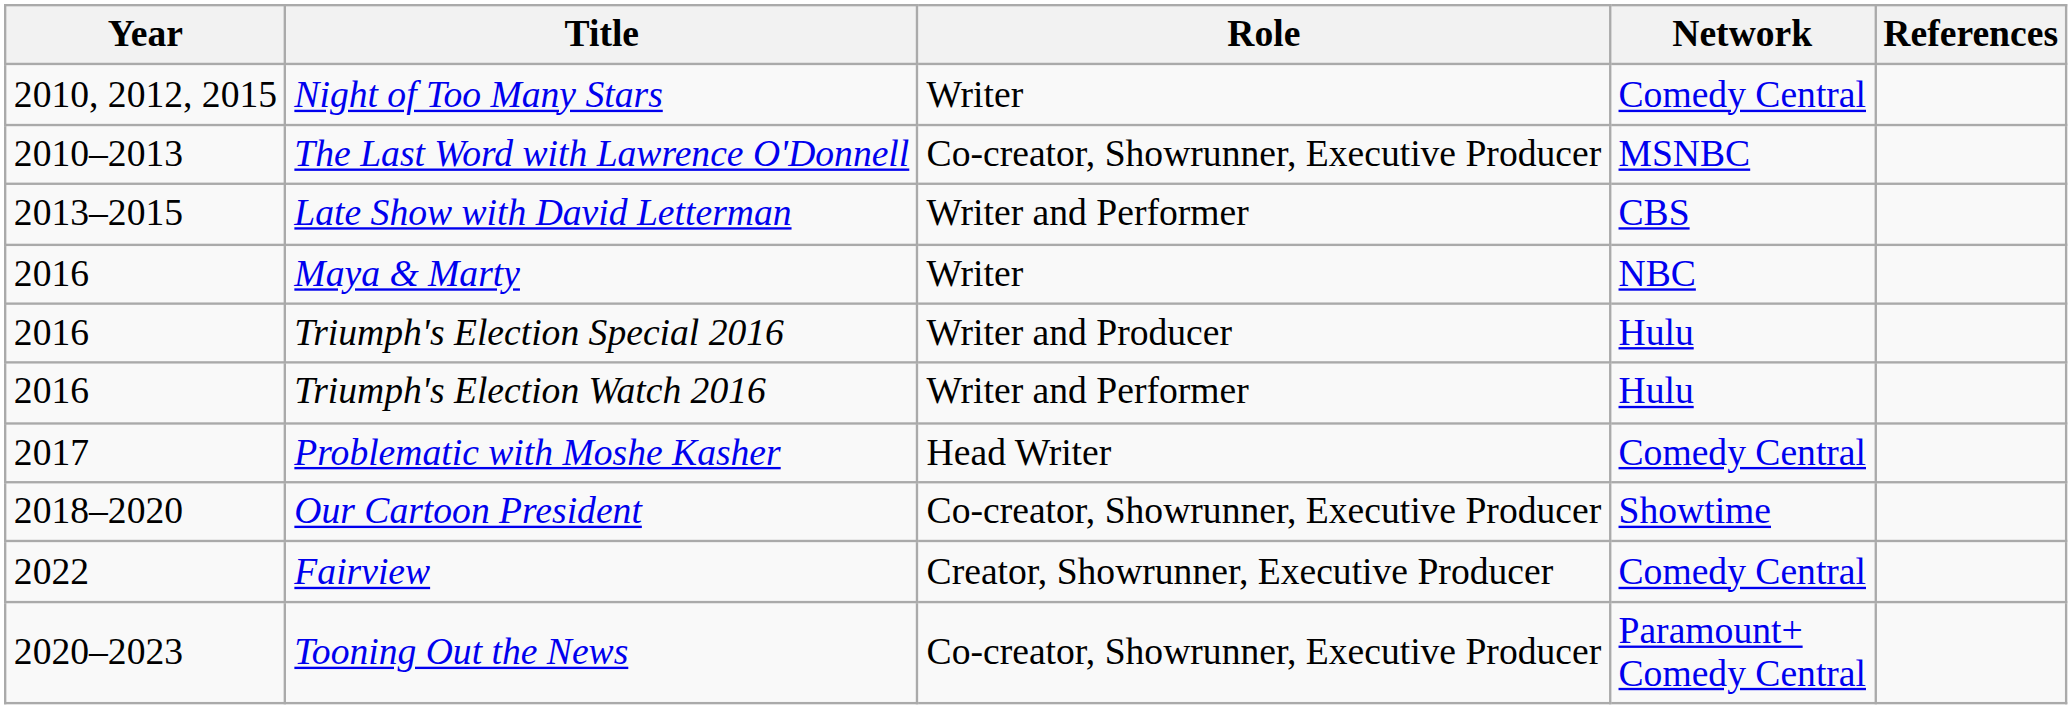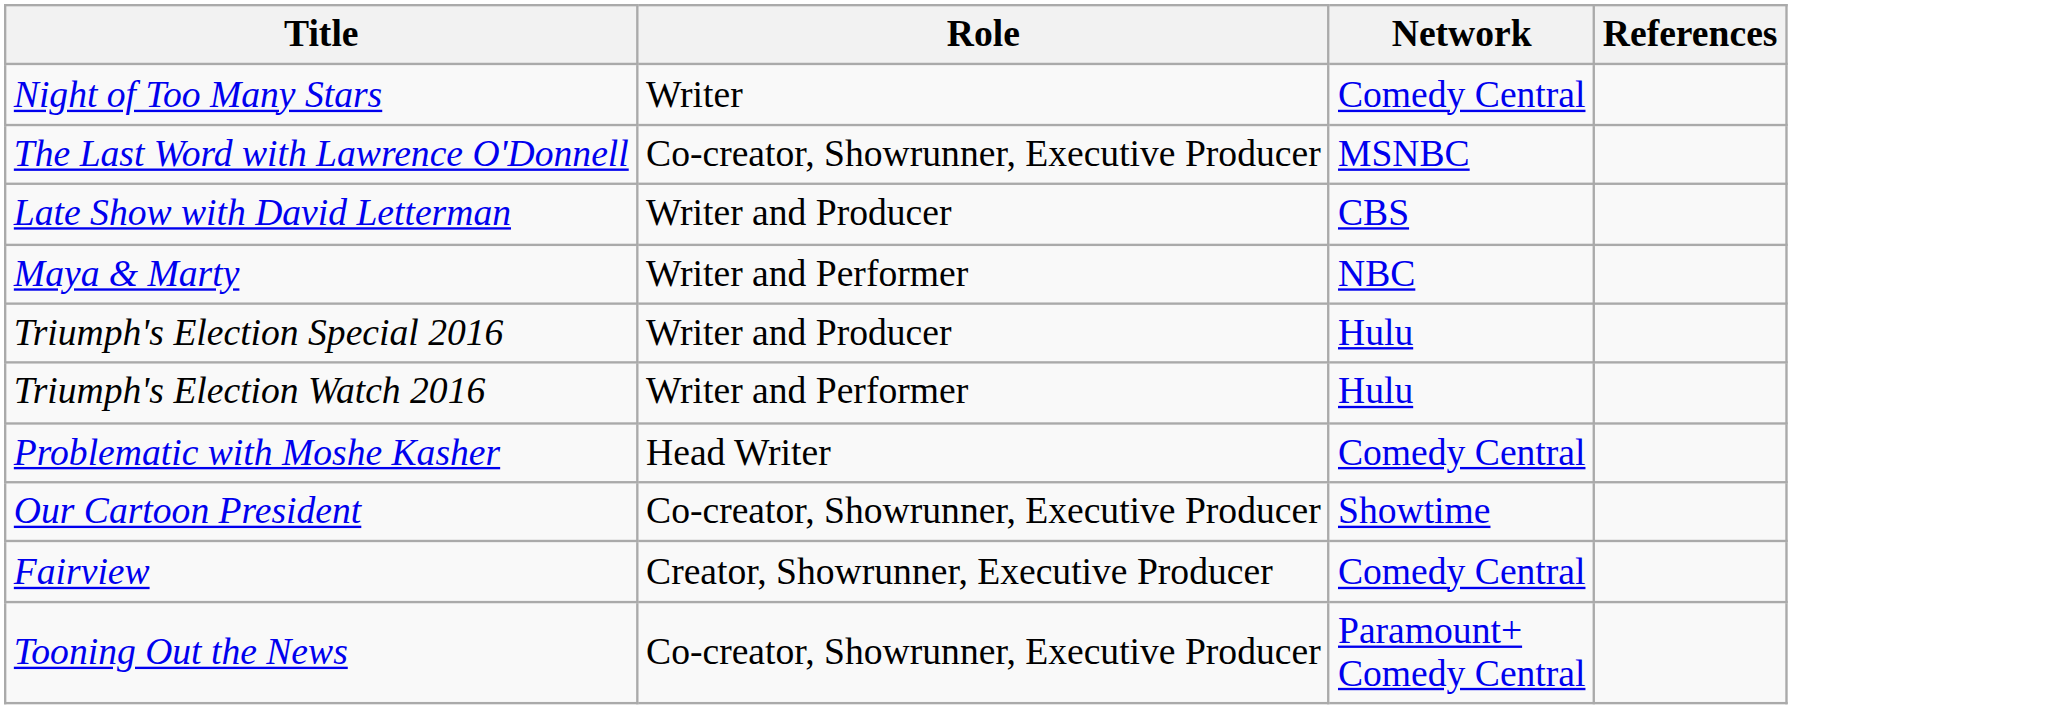- column: (145, 34)
(1088, 213) Writer and Performer -> (799, 213) Writer and Producer
(975, 272) Writer -> (807, 272) Writer and Performer
